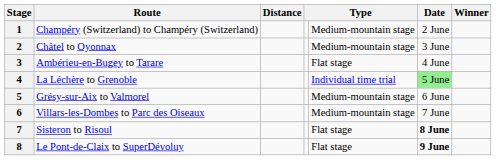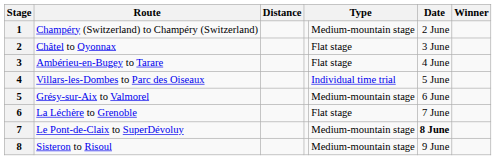(363, 46) Medium-mountain stage -> (332, 46) Flat stage
(87, 79) La Léchère to Grenoble -> (120, 79) Villars-les-Dombes to Parc des Oiseaux
(436, 79) lightgreen background -> (436, 79) no background
(120, 113) Villars-les-Dombes to Parc des Oiseaux -> (87, 113) La Léchère to Grenoble
(363, 113) Medium-mountain stage -> (332, 113) Flat stage
(74, 130) Sisteron to Risoul -> (110, 130) Le Pont-de-Claix to SuperDévoluy
(332, 130) Flat stage -> (363, 130) Medium-mountain stage
(110, 146) Le Pont-de-Claix to SuperDévoluy -> (74, 146) Sisteron to Risoul
(332, 146) Flat stage -> (363, 146) Medium-mountain stage
(434, 146) bold -> (436, 146) normal
